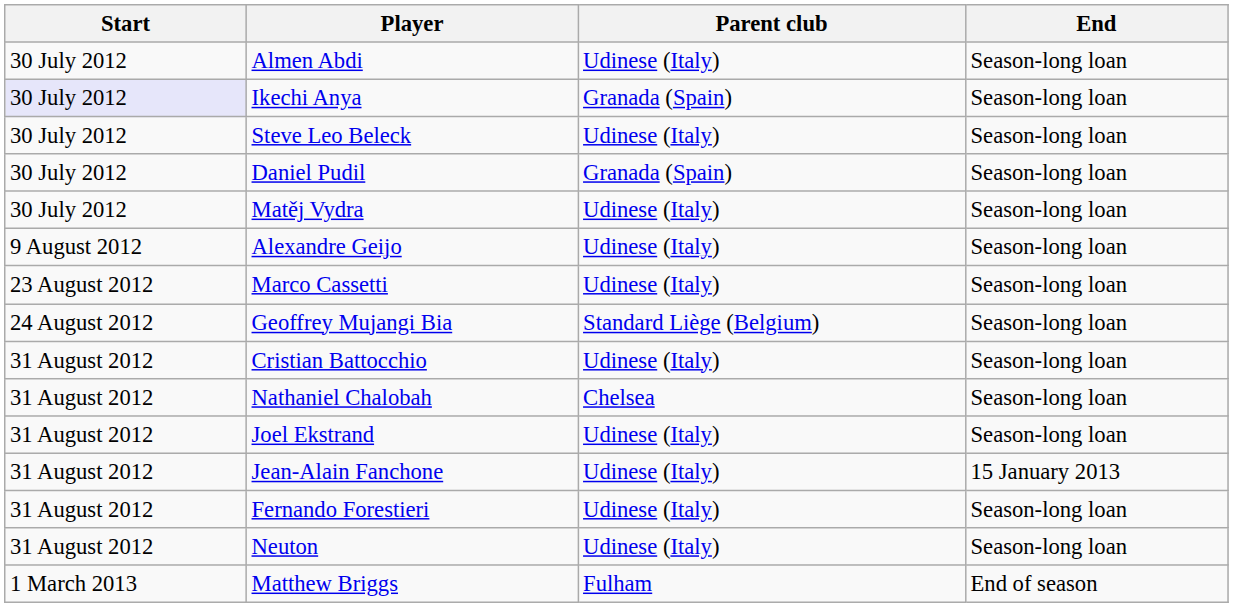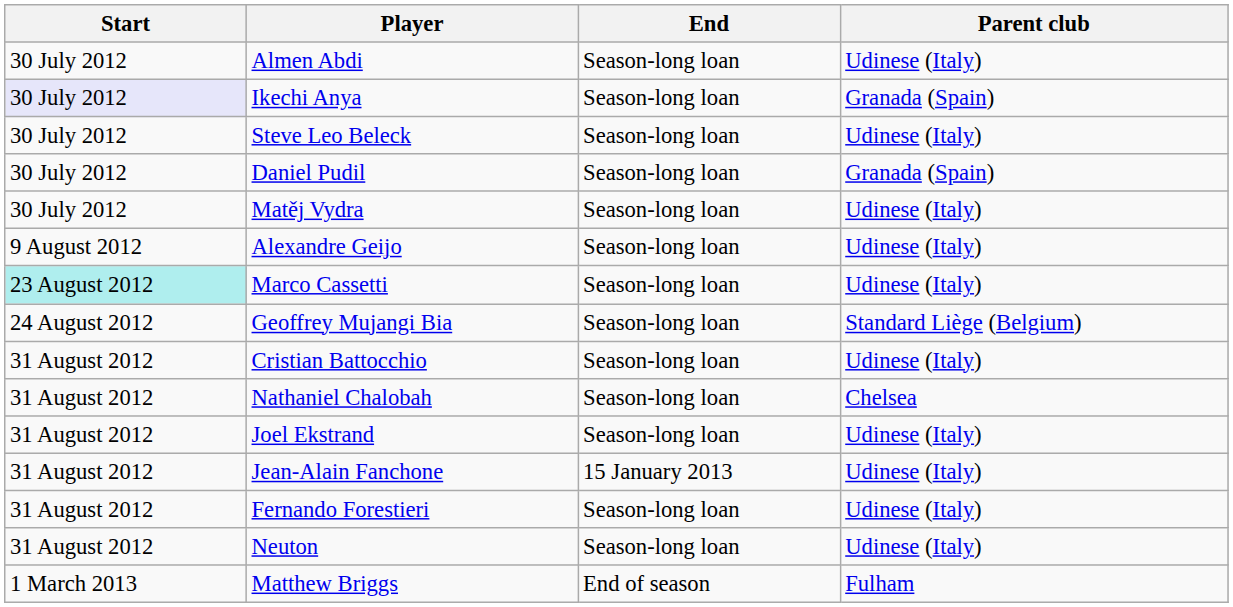columns swapped: (772, 23) <-> (1096, 23)
(82, 284) no background -> (82, 284) paleturquoise background
